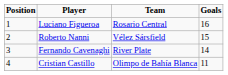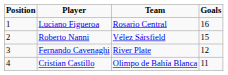(205, 50) 14 -> (205, 50) 12
